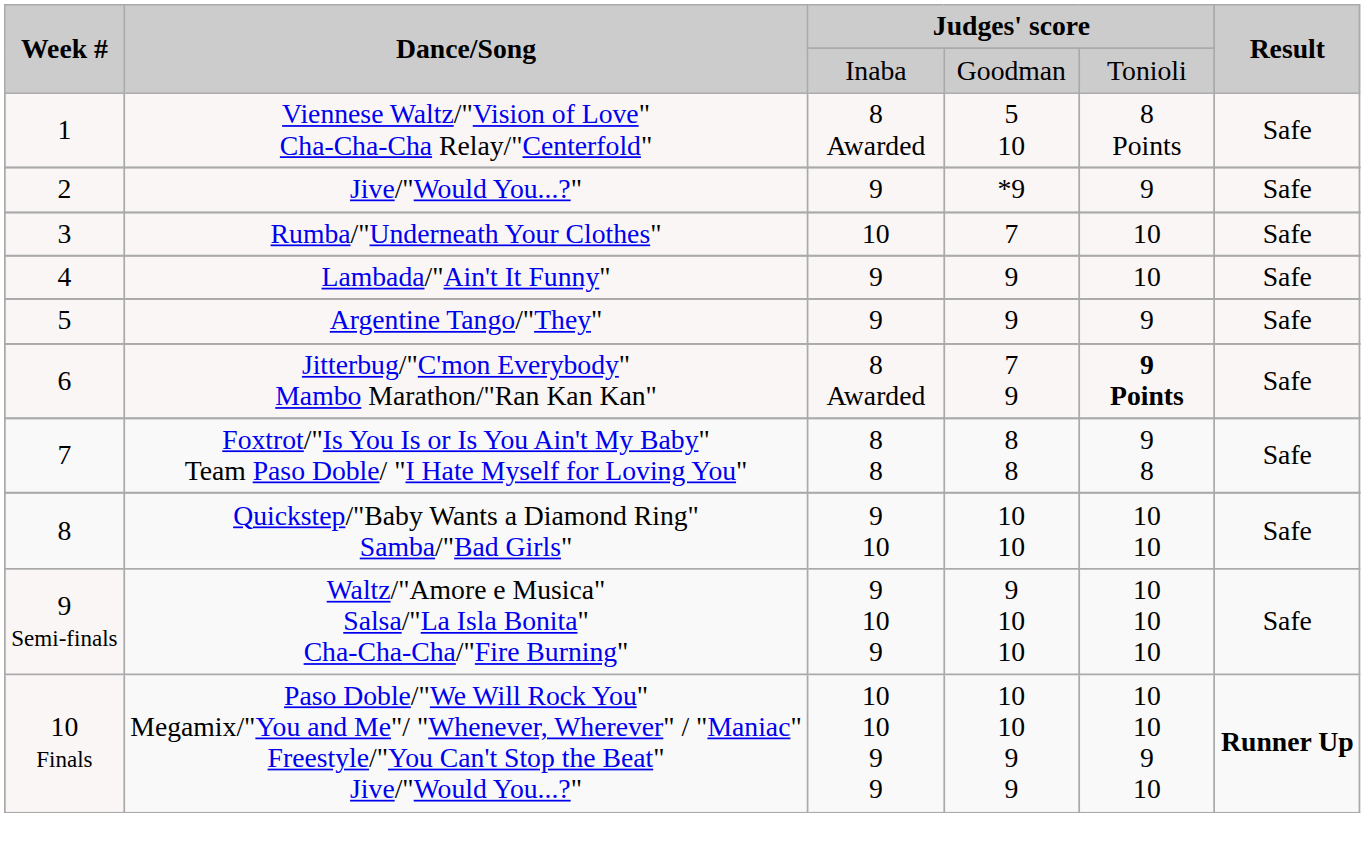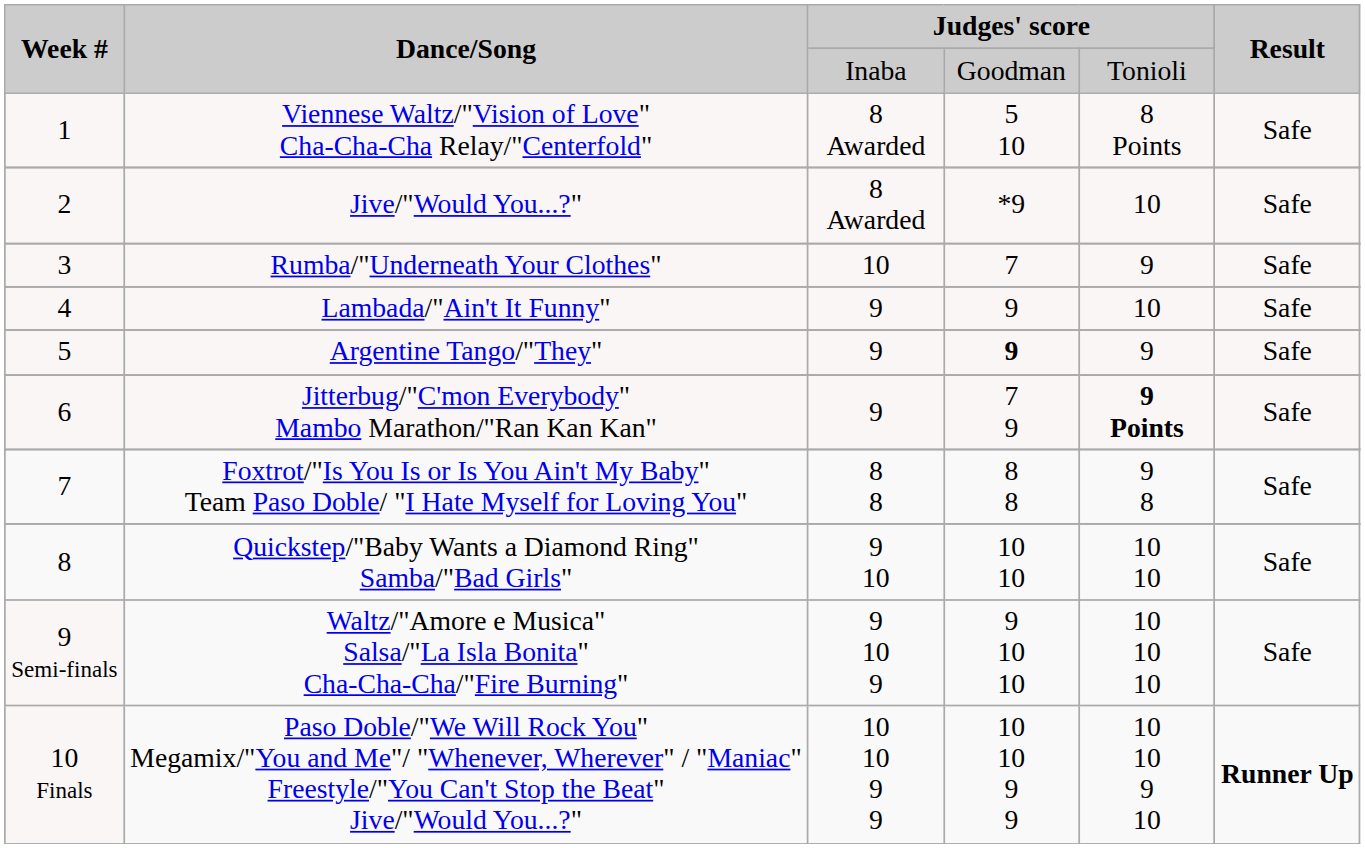(876, 189) 9 -> (876, 204) 8 Awarded
(1147, 189) 9 -> (1147, 204) 10
(1147, 233) 10 -> (1147, 264) 9
(1011, 320) normal -> (1011, 352) bold
(876, 380) 8 Awarded -> (876, 411) 9
